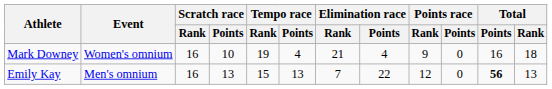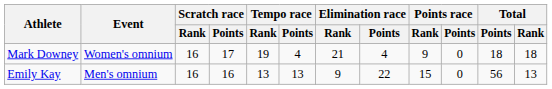(228, 54) 10 -> (228, 54) 17
(496, 54) 16 -> (496, 54) 18
(228, 74) 13 -> (228, 74) 16
(263, 74) 15 -> (263, 74) 13
(338, 74) 7 -> (338, 74) 9
(425, 74) 12 -> (425, 74) 15
(496, 74) bold -> (496, 74) normal
